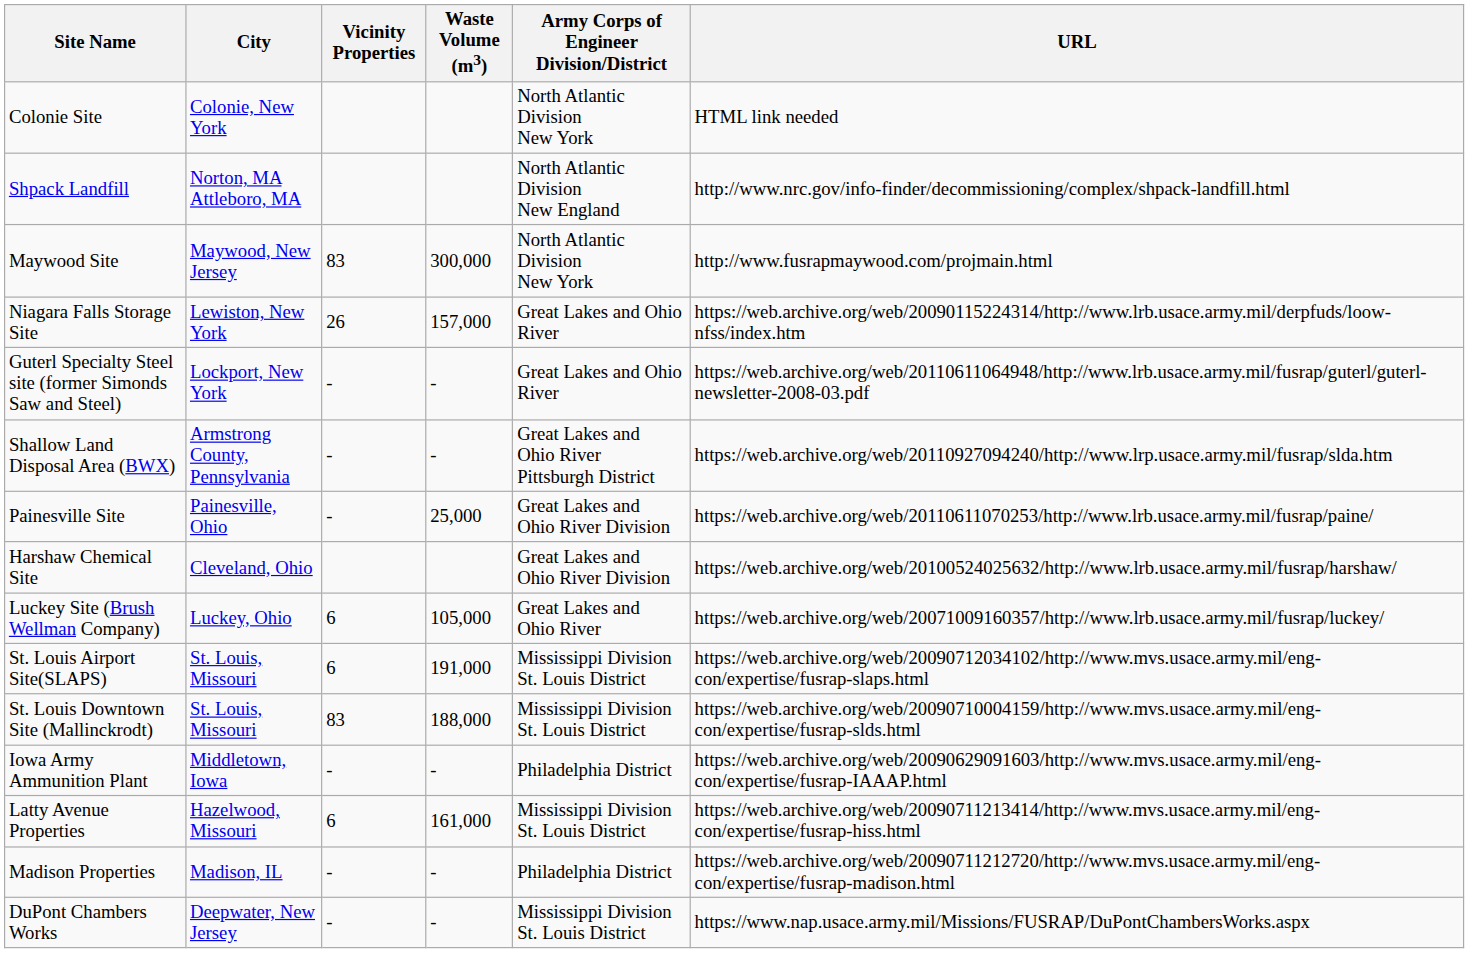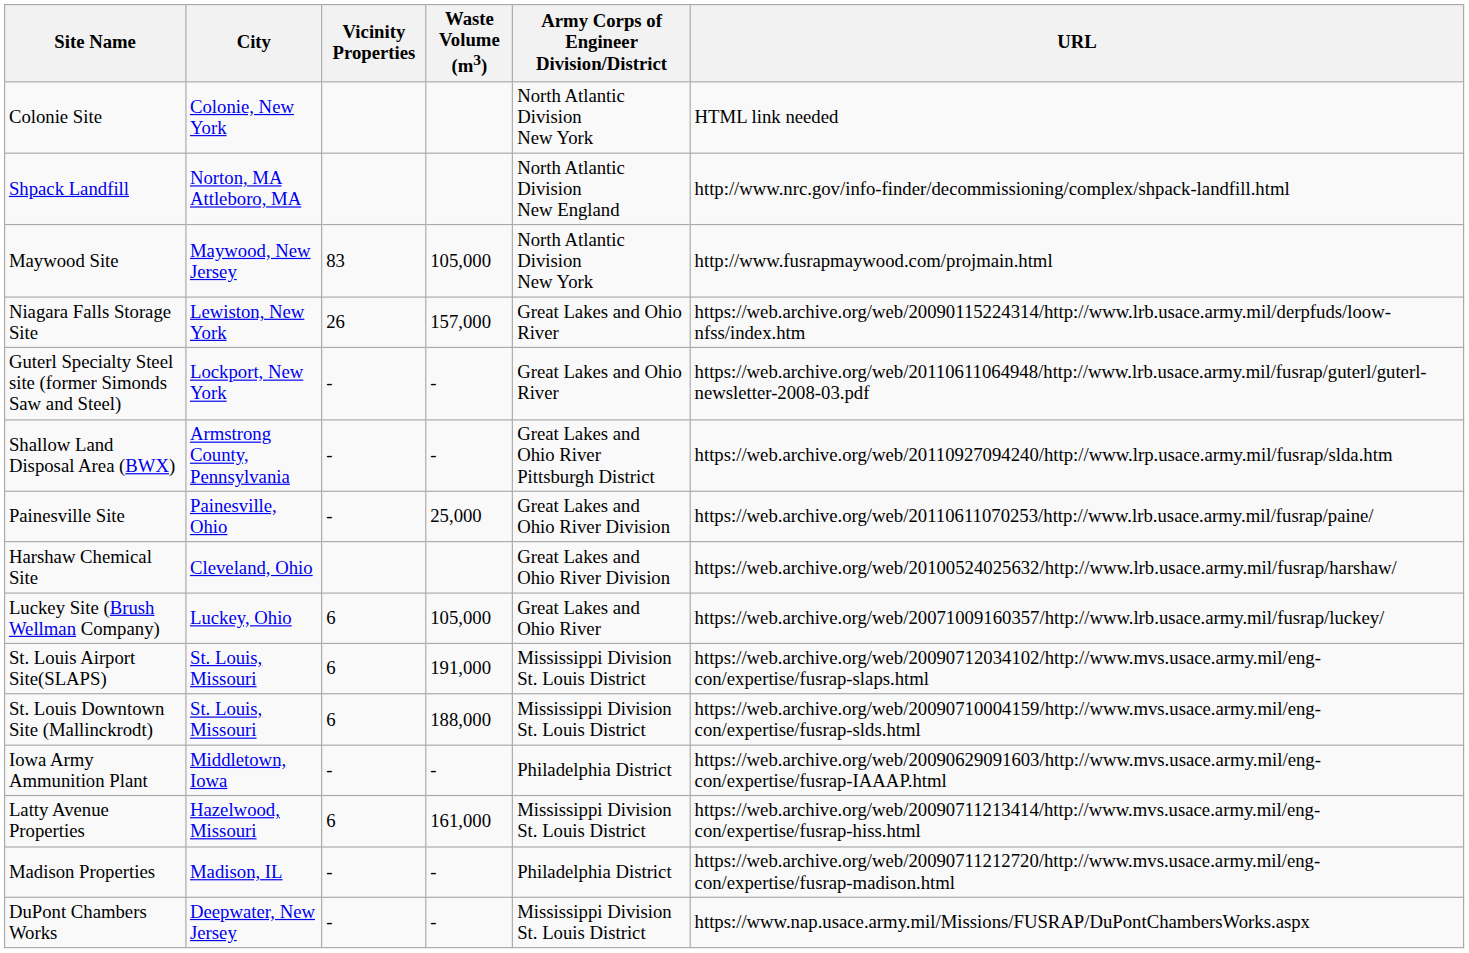(461, 260) 300,000 -> (461, 260) 105,000
(336, 719) 83 -> (331, 719) 6
